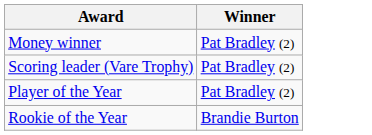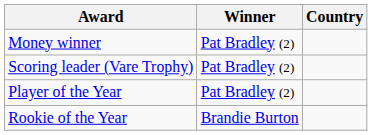+ column: (335, 17)
